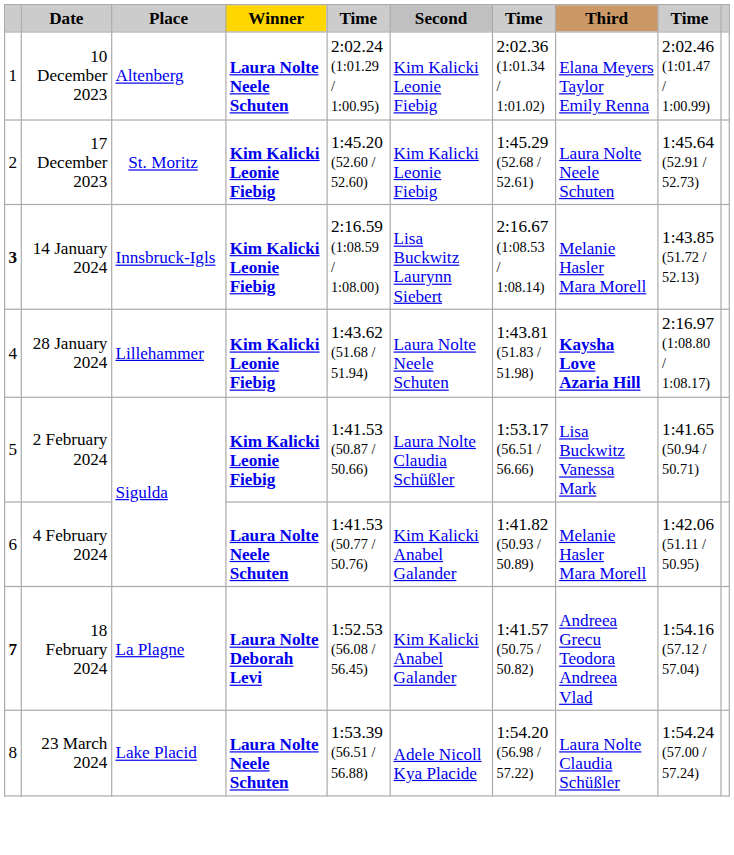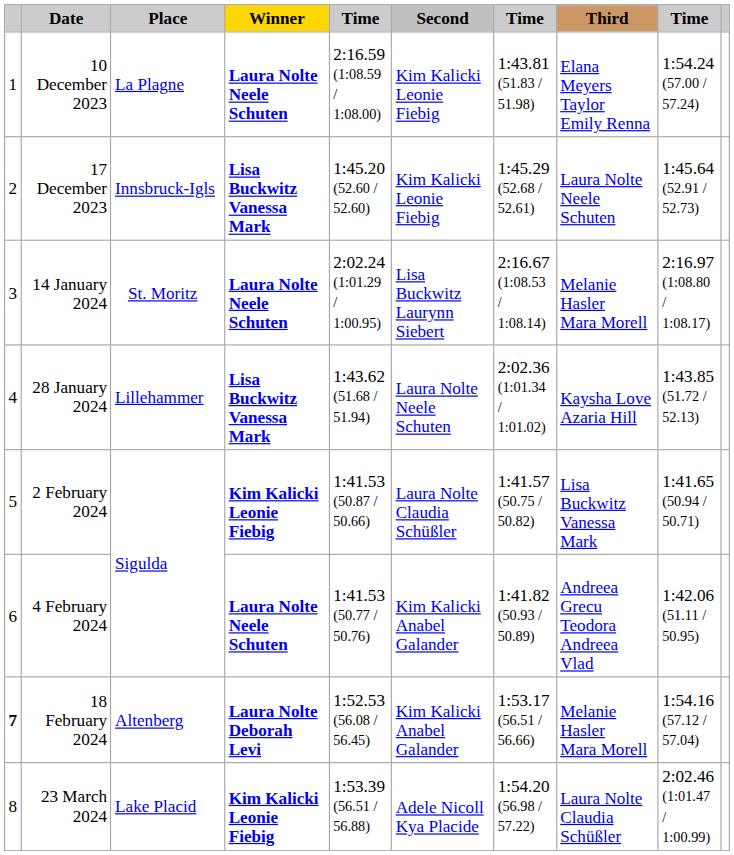(150, 76) Altenberg -> (150, 84) La Plagne
(357, 75) 2:02.24 (1:01.29 / 1:00.95) -> (359, 84) 2:16.59 (1:08.59 / 1:08.00)
(522, 75) 2:02.36 (1:01.34 / 1:01.02) -> (524, 84) 1:43.81 (51.83 / 51.98)
(688, 75) 2:02.46 (1:01.47 / 1:00.99) -> (688, 84) 1:54.24 (57.00 / 57.24)
(157, 163) St. Moritz -> (165, 189) Innsbruck-Igls
(275, 173) Kim Kalicki Leonie Fiebig -> (263, 199) Lisa Buckwitz Vanessa Mark
(13, 257) bold -> (13, 293) normal
(165, 257) Innsbruck-Igls -> (156, 293) St. Moritz
(275, 268) Kim Kalicki Leonie Fiebig -> (273, 303) Laura Nolte Neele Schuten
(357, 257) 2:16.59 (1:08.59 / 1:08.00) -> (359, 293) 2:02.24 (1:01.29 / 1:00.95)
(688, 257) 1:43.85 (51.72 / 52.13) -> (688, 293) 2:16.97 (1:08.80 / 1:08.17)
(275, 364) Kim Kalicki Leonie Fiebig -> (263, 408) Lisa Buckwitz Vanessa Mark
(522, 353) 1:43.81 (51.83 / 51.98) -> (524, 397) 2:02.36 (1:01.34 / 1:01.02)
(600, 364) bold -> (606, 408) normal
(688, 353) 2:16.97 (1:08.80 / 1:08.17) -> (688, 397) 1:43.85 (51.72 / 52.13)
(522, 449) 1:53.17 (56.51 / 56.66) -> (524, 501) 1:41.57 (50.75 / 50.82)
(603, 555) Melanie Hasler Mara Morell -> (589, 626) Andreea Grecu Teodora Andreea Vlad
(150, 649) La Plagne -> (149, 720) Altenberg
(522, 648) 1:41.57 (50.75 / 50.82) -> (524, 720) 1:53.17 (56.51 / 56.66)
(588, 659) Andreea Grecu Teodora Andreea Vlad -> (604, 730) Melanie Hasler Mara Morell
(274, 763) Laura Nolte Neele Schuten -> (274, 817) Kim Kalicki Leonie Fiebig
(688, 753) 1:54.24 (57.00 / 57.24) -> (688, 806) 2:02.46 (1:01.47 / 1:00.99)
